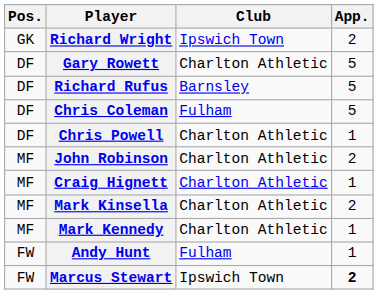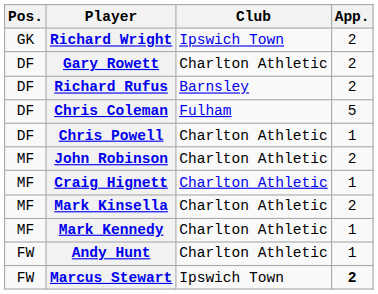(352, 64) 5 -> (352, 64) 2
(352, 88) 5 -> (352, 88) 2
(205, 254) Fulham -> (253, 254) Charlton Athletic
